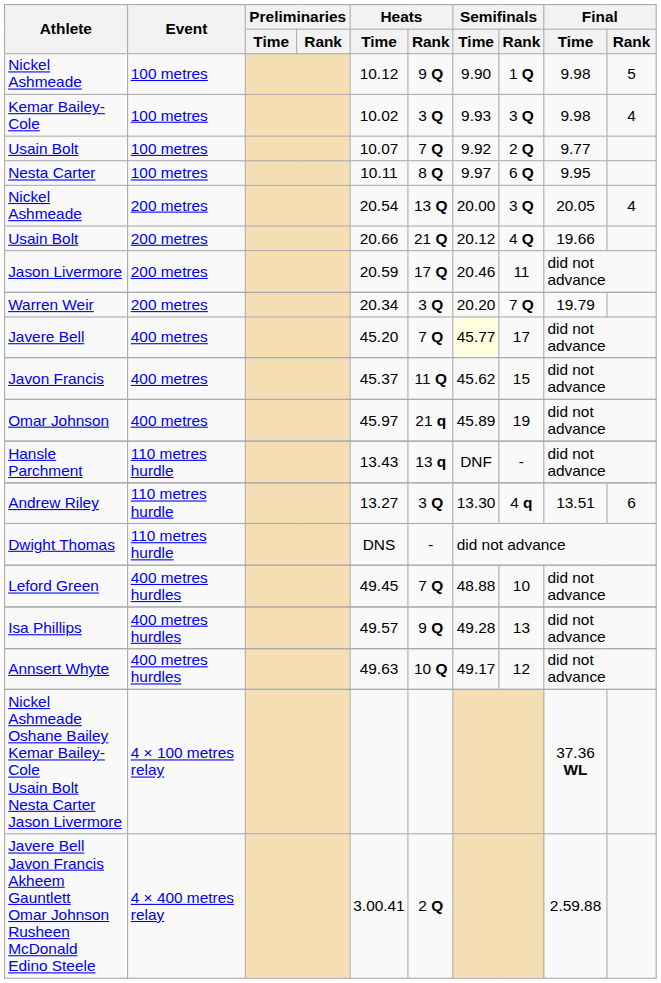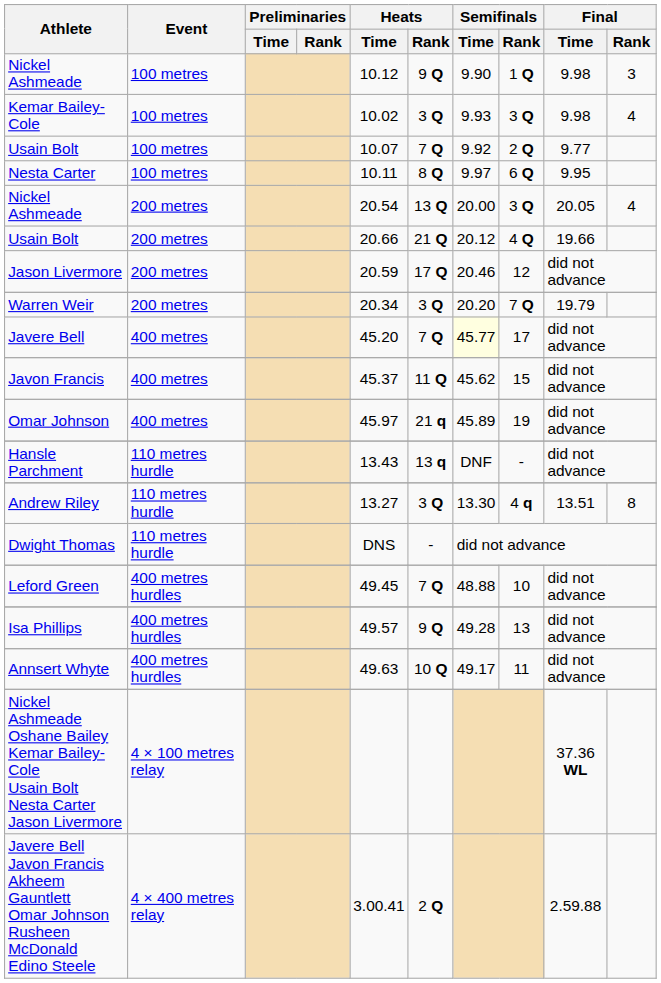(631, 74) 5 -> (631, 74) 3
(521, 272) 11 -> (521, 272) 12
(631, 503) 6 -> (631, 503) 8
(521, 669) 12 -> (521, 669) 11
